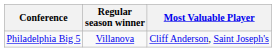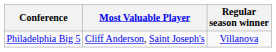columns swapped: (115, 17) <-> (209, 17)
